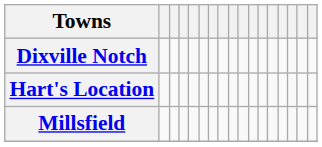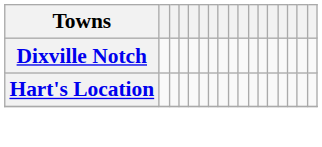- row: (82, 123)
